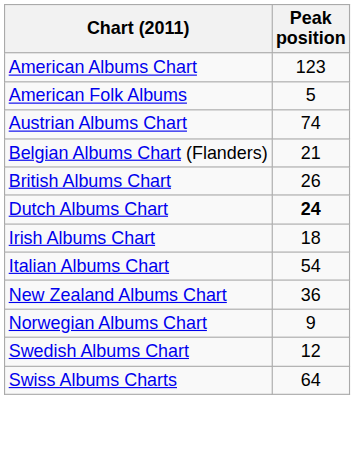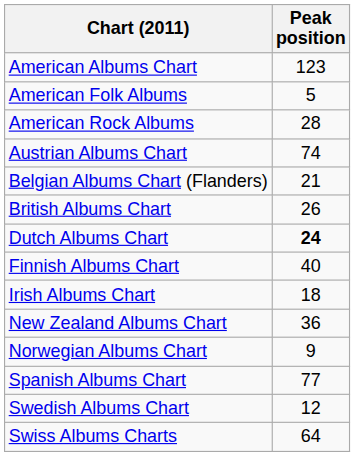+ row: (101, 124)
+ row: (94, 266)
- row: (89, 266)
+ row: (97, 379)
